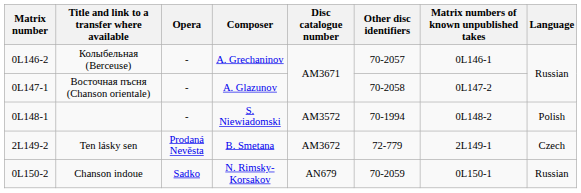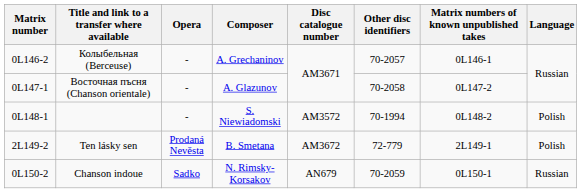(552, 145) Czech -> (552, 145) Polish
